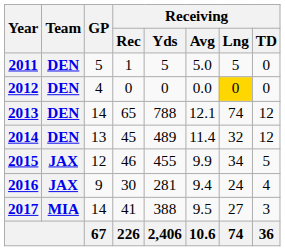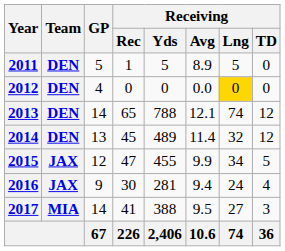(202, 64) 5.0 -> (202, 64) 8.9
(128, 161) 46 -> (128, 161) 47
